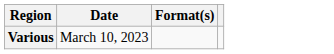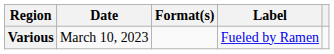+ column: (270, 15)
